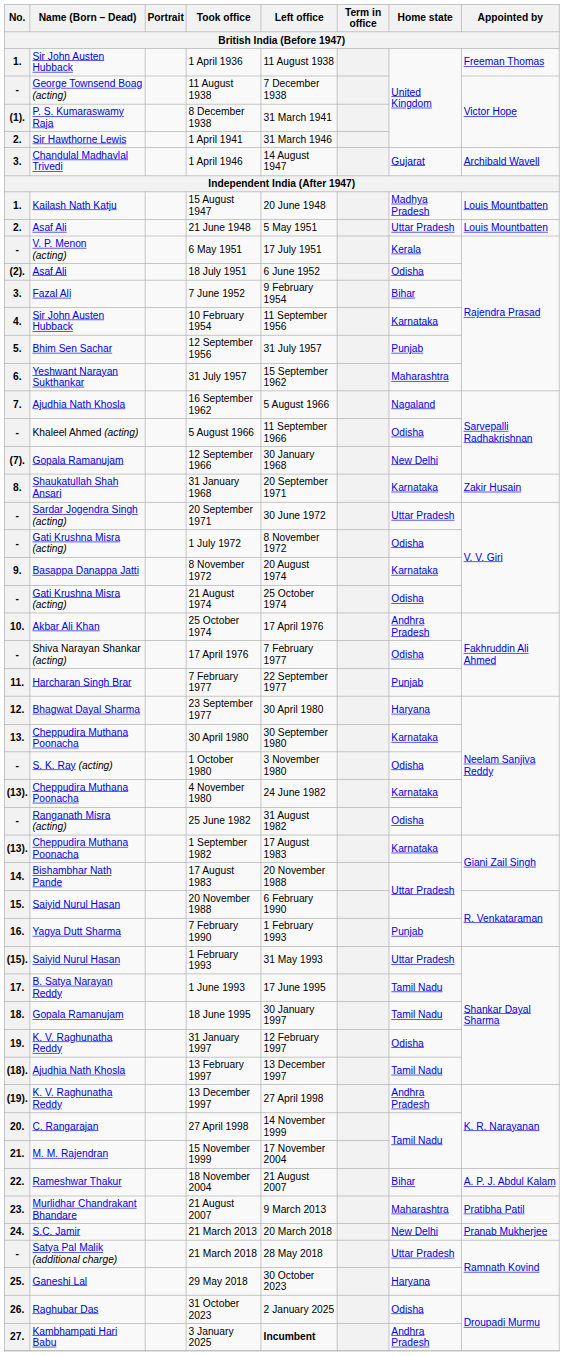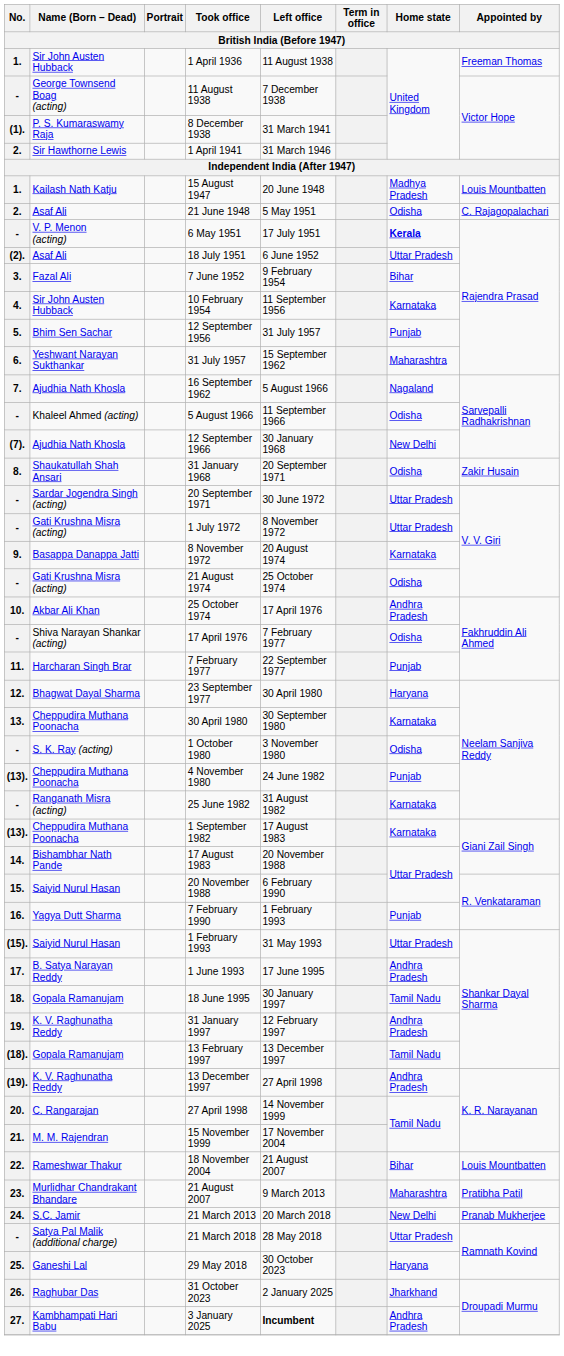- row: (216, 161)
(423, 227) Uttar Pradesh -> (406, 211) Odisha
(506, 227) Louis Mountbatten -> (505, 211) C. Rajagopalachari
(406, 249) normal -> (405, 233) bold
(408, 271) Odisha -> (421, 255) Uttar Pradesh
(78, 460) Gopala Ramanujam -> (79, 444) Ajudhia Nath Khosla
(415, 488) Karnataka -> (406, 471) Odisha
(408, 543) Odisha -> (421, 527) Uttar Pradesh
(415, 793) Karnataka -> (405, 777) Punjab
(408, 821) Odisha -> (413, 805) Karnataka
(417, 987) Tamil Nadu -> (408, 971) Andhra Pradesh
(408, 1043) Odisha -> (408, 1027) Andhra Pradesh
(79, 1071) Ajudhia Nath Khosla -> (78, 1054) Gopala Ramanujam
(510, 1182) A. P. J. Abdul Kalam -> (504, 1165) Louis Mountbatten
(408, 1309) Odisha -> (413, 1293) Jharkhand
